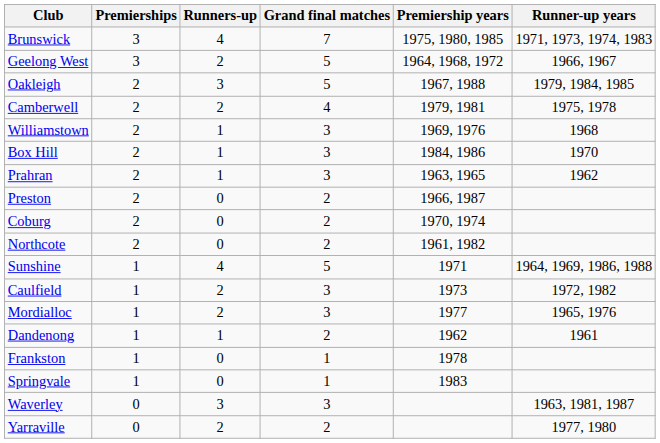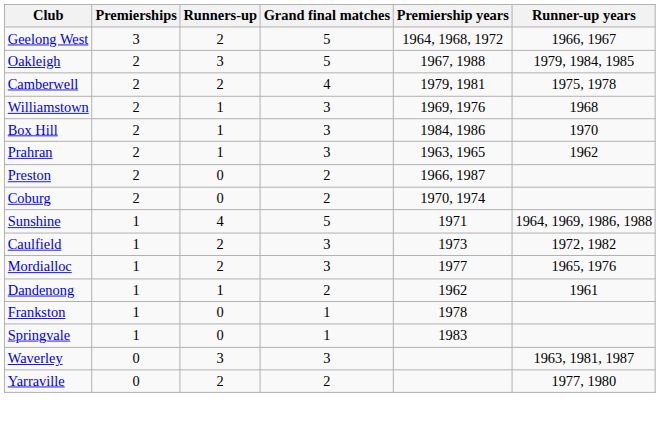- row: (39, 38)
- row: (37, 244)
